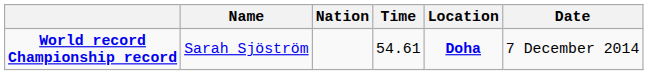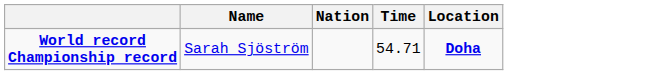- column: (573, 17)
(398, 49) 54.61 -> (398, 49) 54.71
